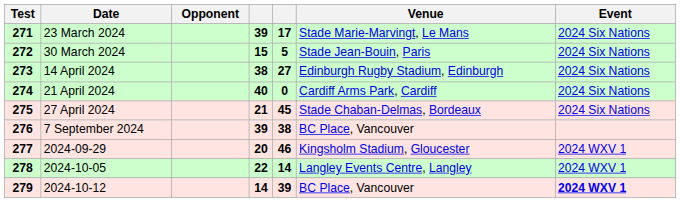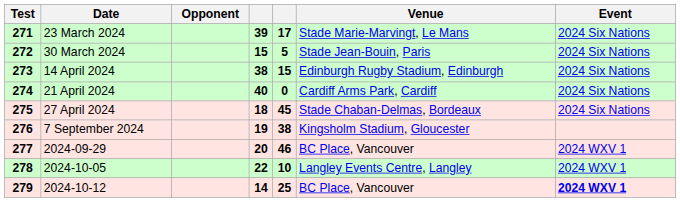(285, 71) 27 -> (285, 71) 15
(261, 110) 21 -> (261, 110) 18
(261, 129) 39 -> (261, 129) 19
(356, 129) BC Place, Vancouver -> (384, 129) Kingsholm Stadium, Gloucester
(384, 149) Kingsholm Stadium, Gloucester -> (356, 149) BC Place, Vancouver
(285, 168) 14 -> (285, 168) 10
(285, 187) 39 -> (285, 187) 25
